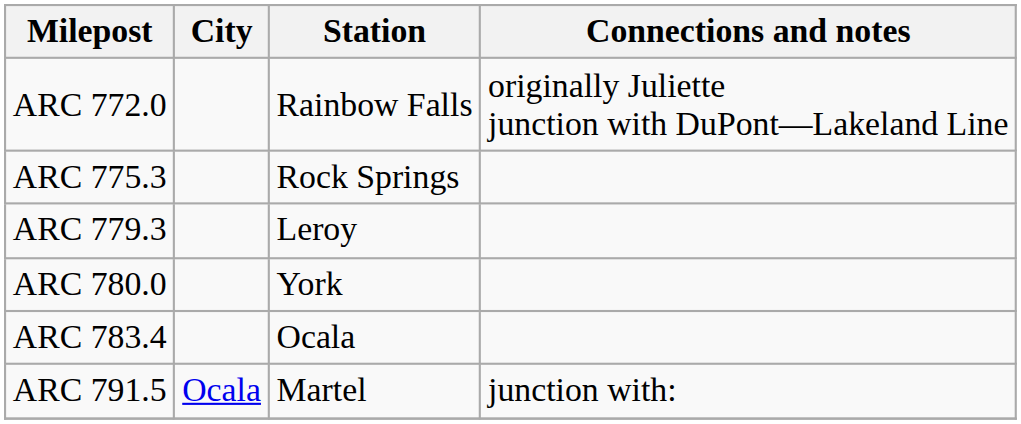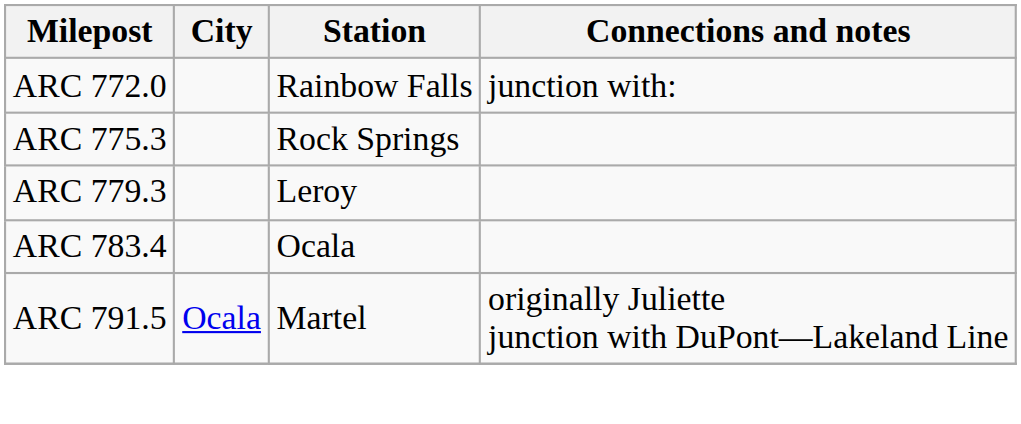(748, 103) originally Juliette junction with DuPont—Lakeland Line -> (582, 84) junction with:
- row: (90, 283)
(582, 390) junction with: -> (748, 317) originally Juliette junction with DuPont—Lakeland Line
